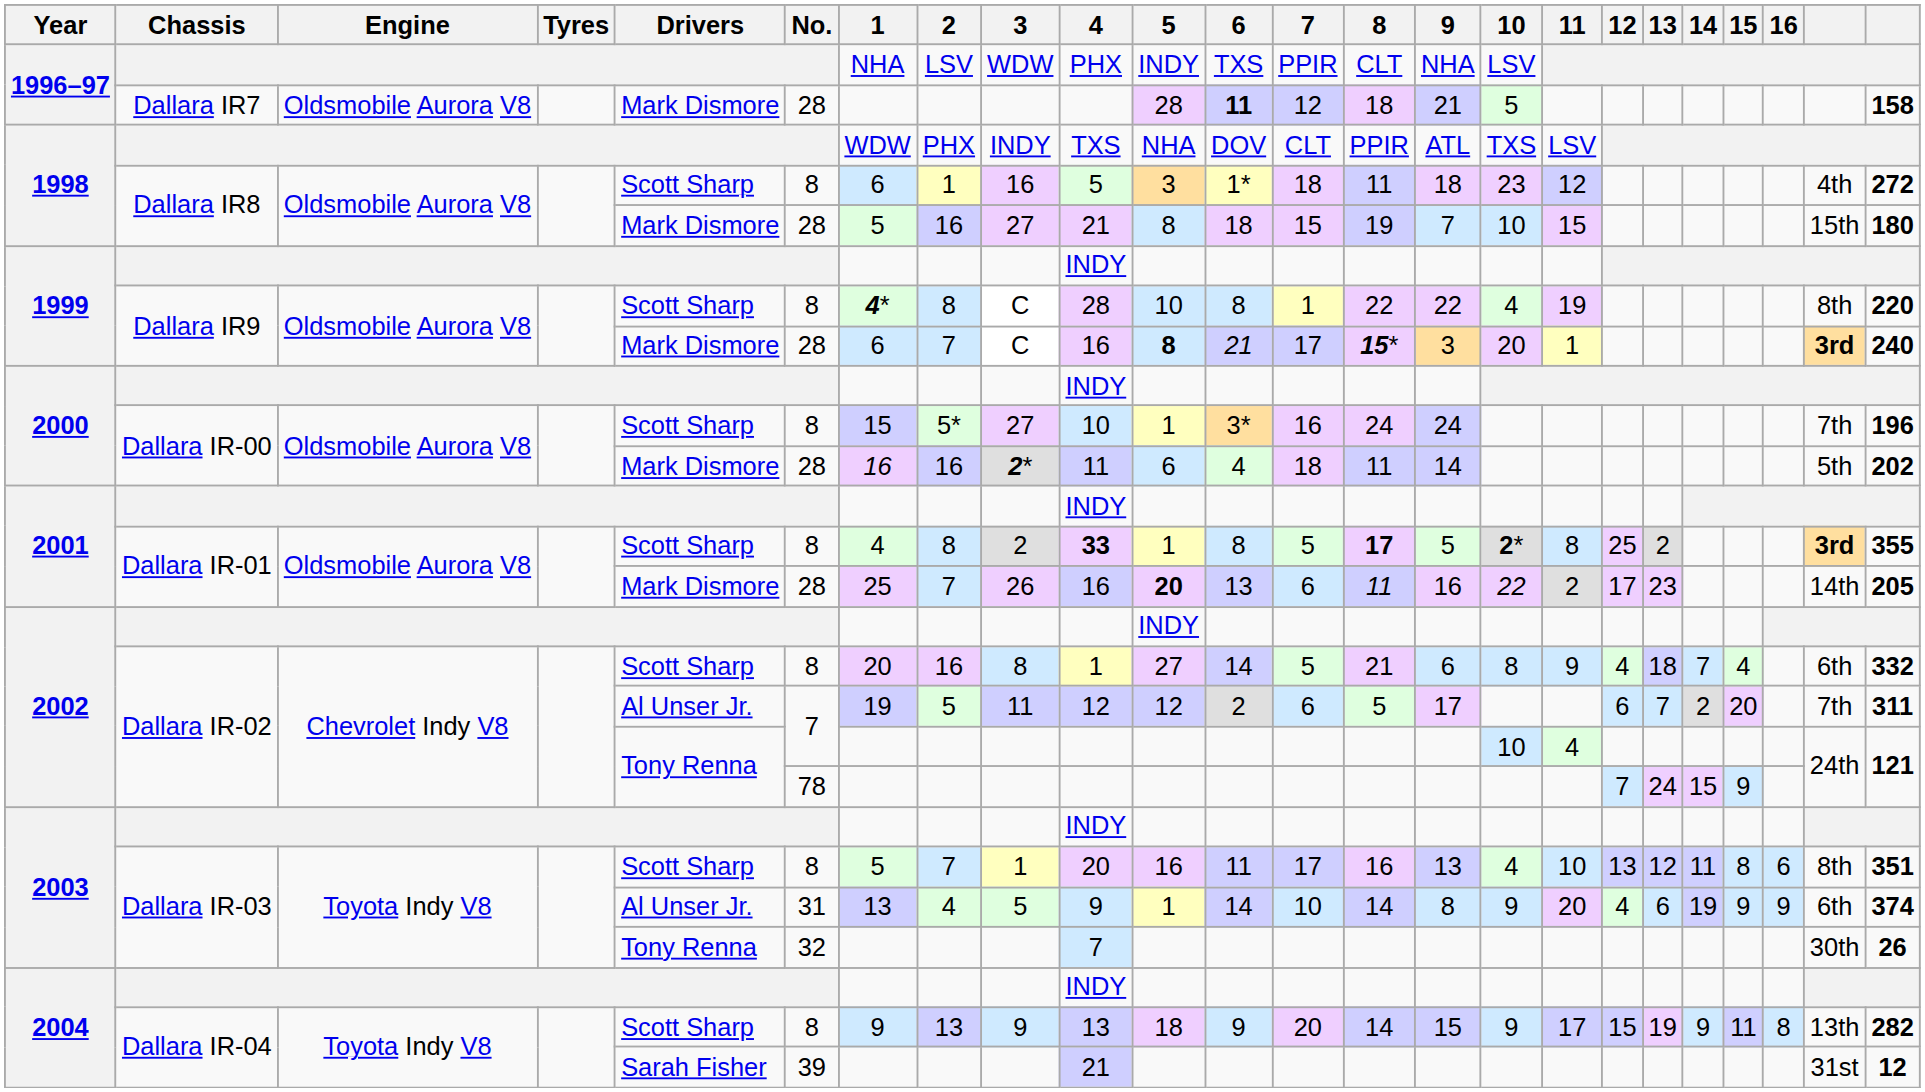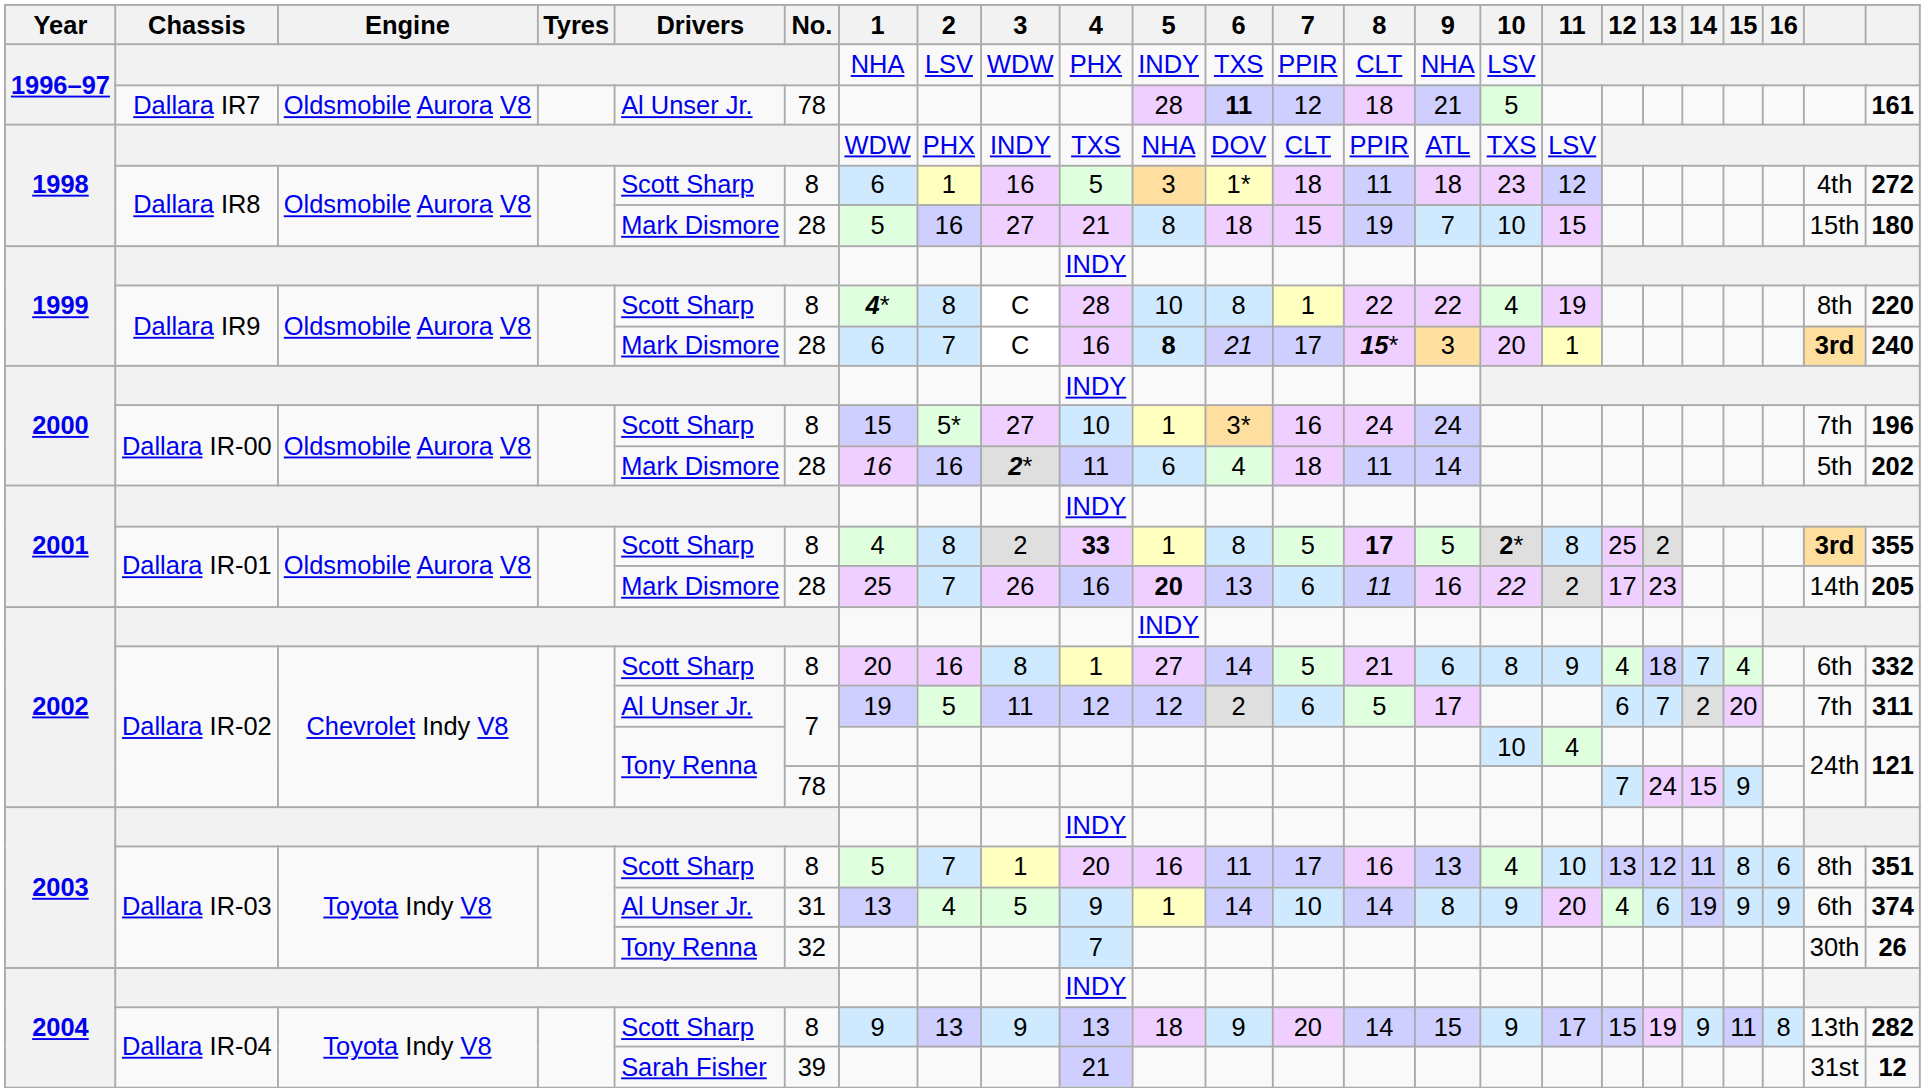(700, 105) Mark Dismore -> (687, 105) Al Unser Jr.
(812, 105) 28 -> (812, 105) 78
(1893, 105) 158 -> (1893, 105) 161
